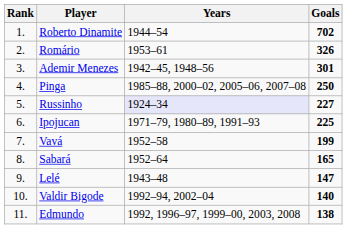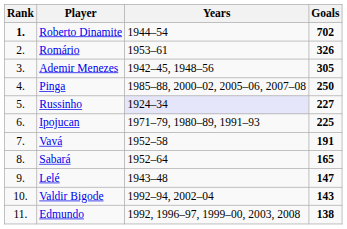(20, 31) normal -> (20, 31) bold
(325, 68) 301 -> (325, 68) 305
(325, 141) 199 -> (325, 141) 191
(325, 196) 140 -> (325, 196) 143
